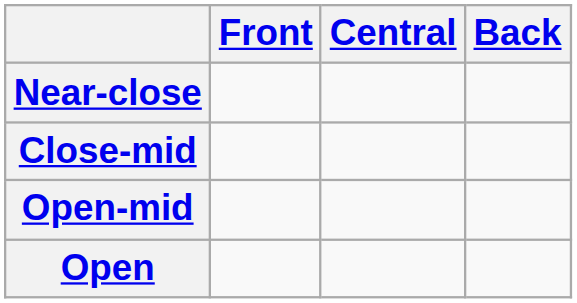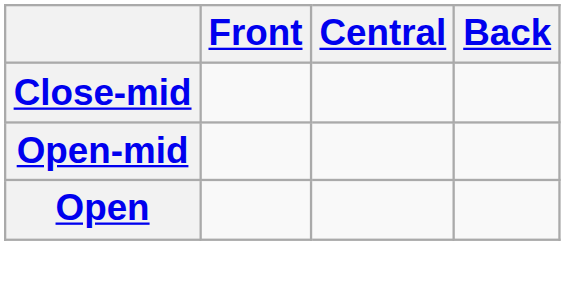- row: (108, 92)
